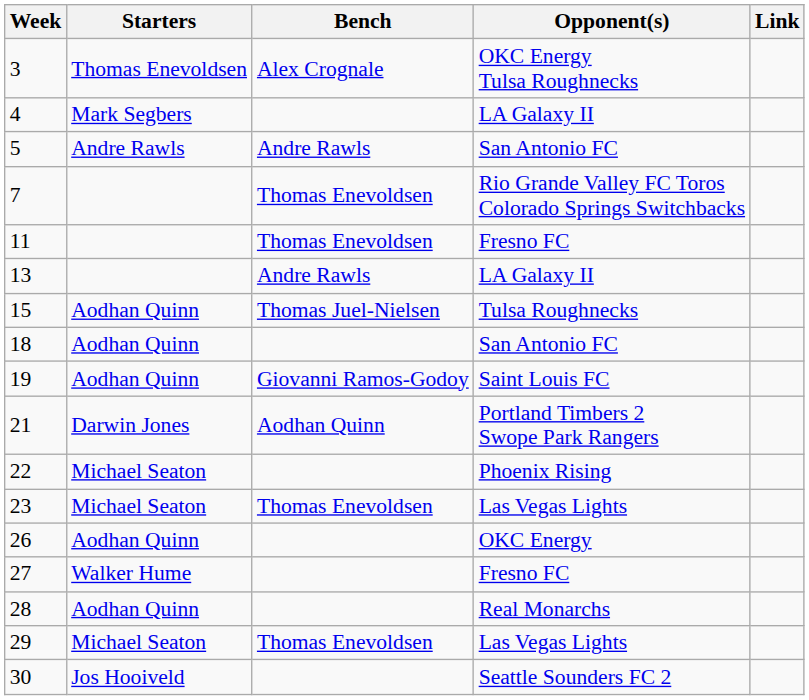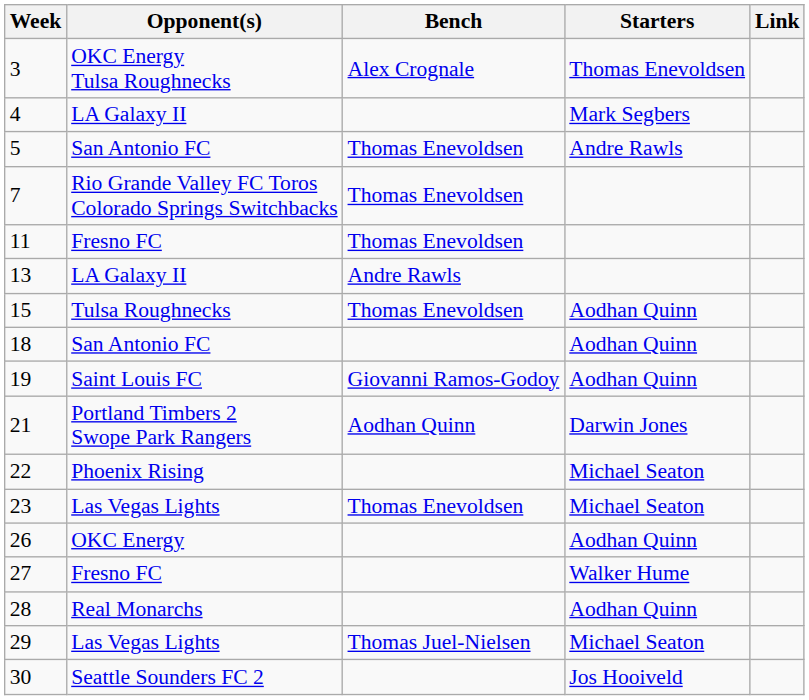columns swapped: (159, 21) <-> (612, 21)
(314, 148) Andre Rawls -> (435, 148) Thomas Enevoldsen
(348, 310) Thomas Juel-Nielsen -> (435, 310) Thomas Enevoldsen
(345, 642) Thomas Enevoldsen -> (439, 642) Thomas Juel-Nielsen
